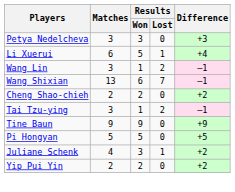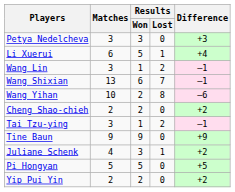+ row: (32, 96)
rows swapped: (32, 138) <-> (42, 152)
